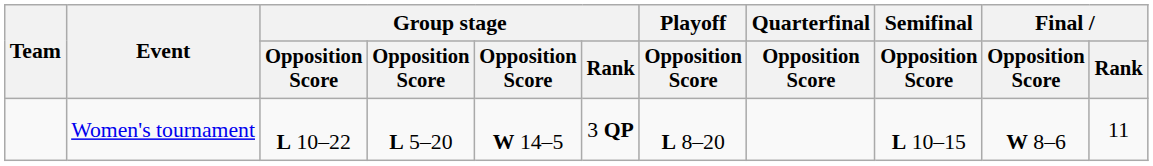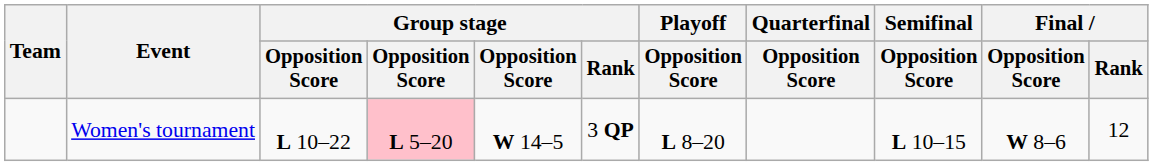(421, 142) no background -> (421, 142) pink background
(1119, 129) 11 -> (1119, 129) 12
